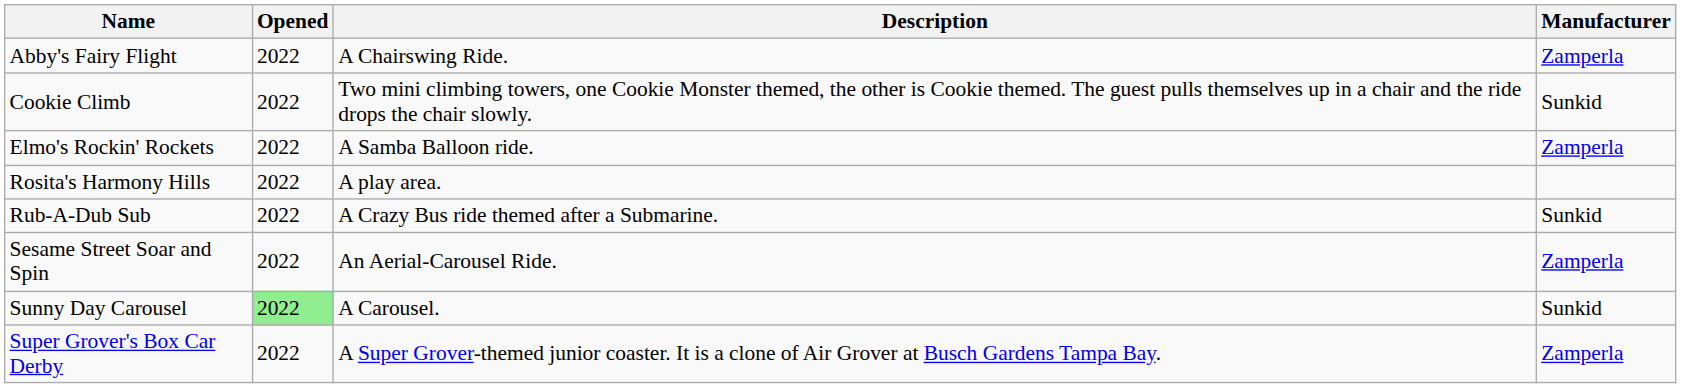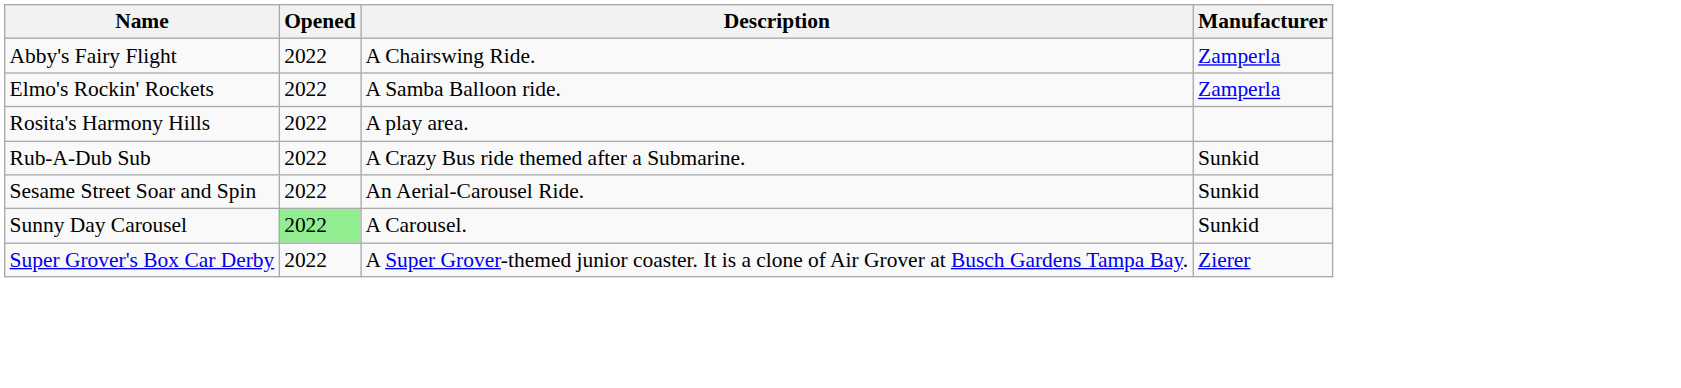- row: (70, 101)
(1582, 261) Zamperla -> (1228, 191) Sunkid
(1582, 353) Zamperla -> (1224, 259) Zierer
